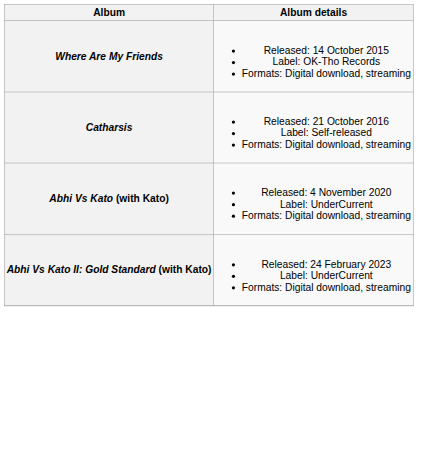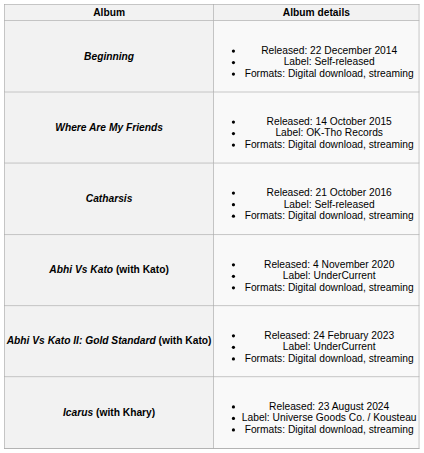+ row: (109, 56)
+ row: (109, 412)
